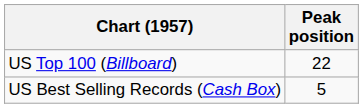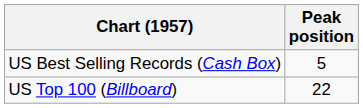rows swapped: (93, 63) <-> (145, 90)
